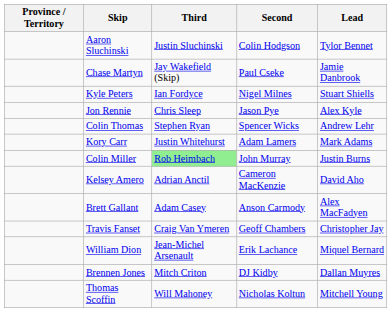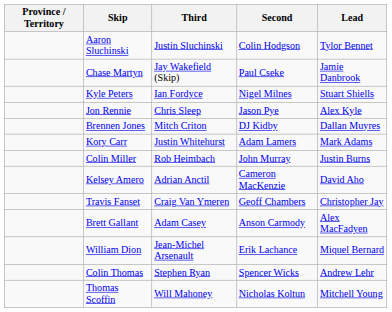rows swapped: (115, 126) <-> (115, 272)
(185, 158) lightgreen background -> (185, 158) no background
rows swapped: (113, 229) <-> (112, 207)
